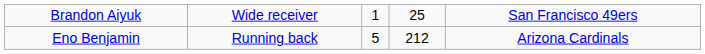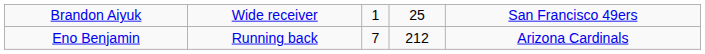(375, 37) 5 -> (375, 37) 7
